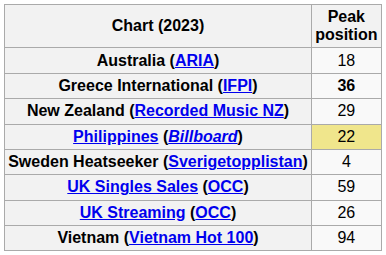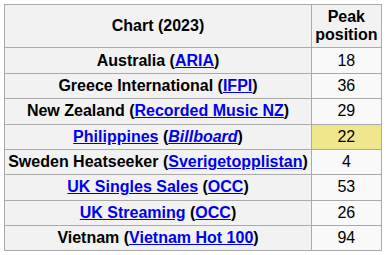(346, 85) bold -> (346, 85) normal
(346, 187) 59 -> (346, 187) 53
